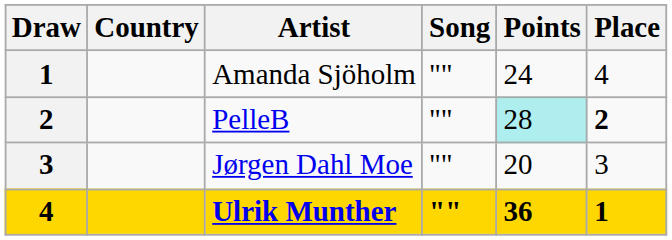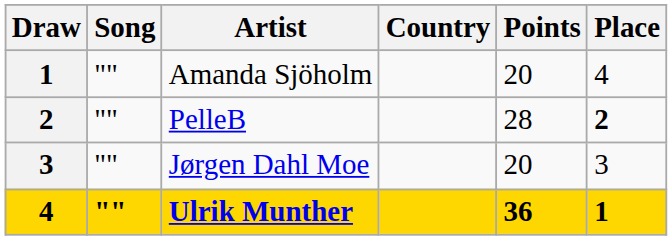columns swapped: (147, 27) <-> (460, 27)
(518, 73) 24 -> (518, 73) 20
(518, 119) paleturquoise background -> (518, 119) no background
